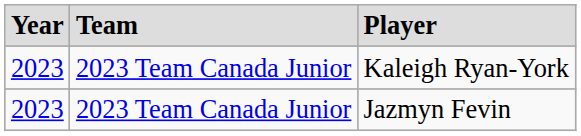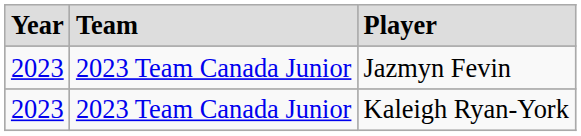rows swapped: (437, 109) <-> (466, 67)
